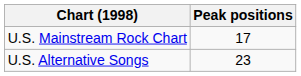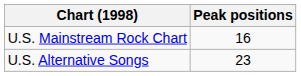(243, 37) 17 -> (243, 37) 16
